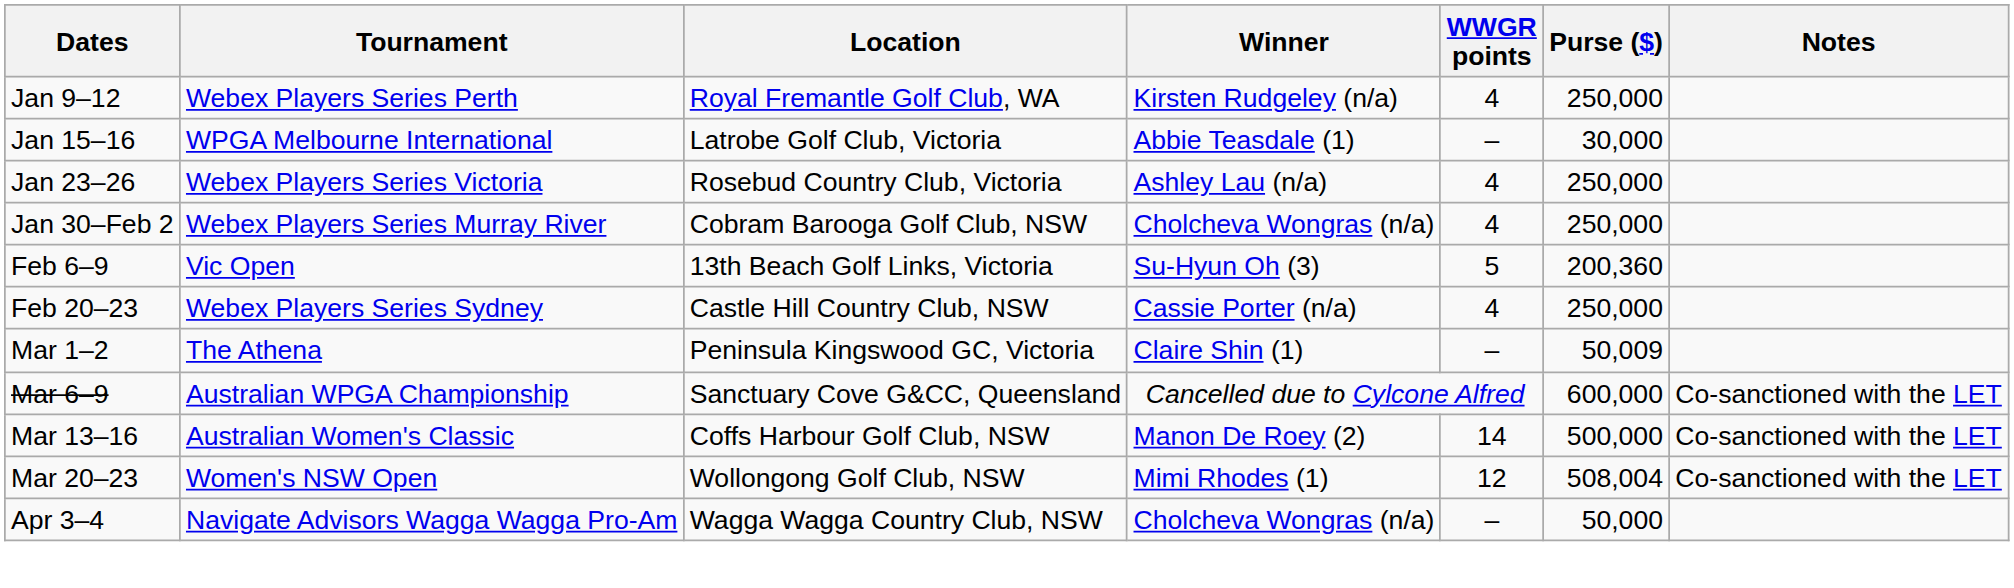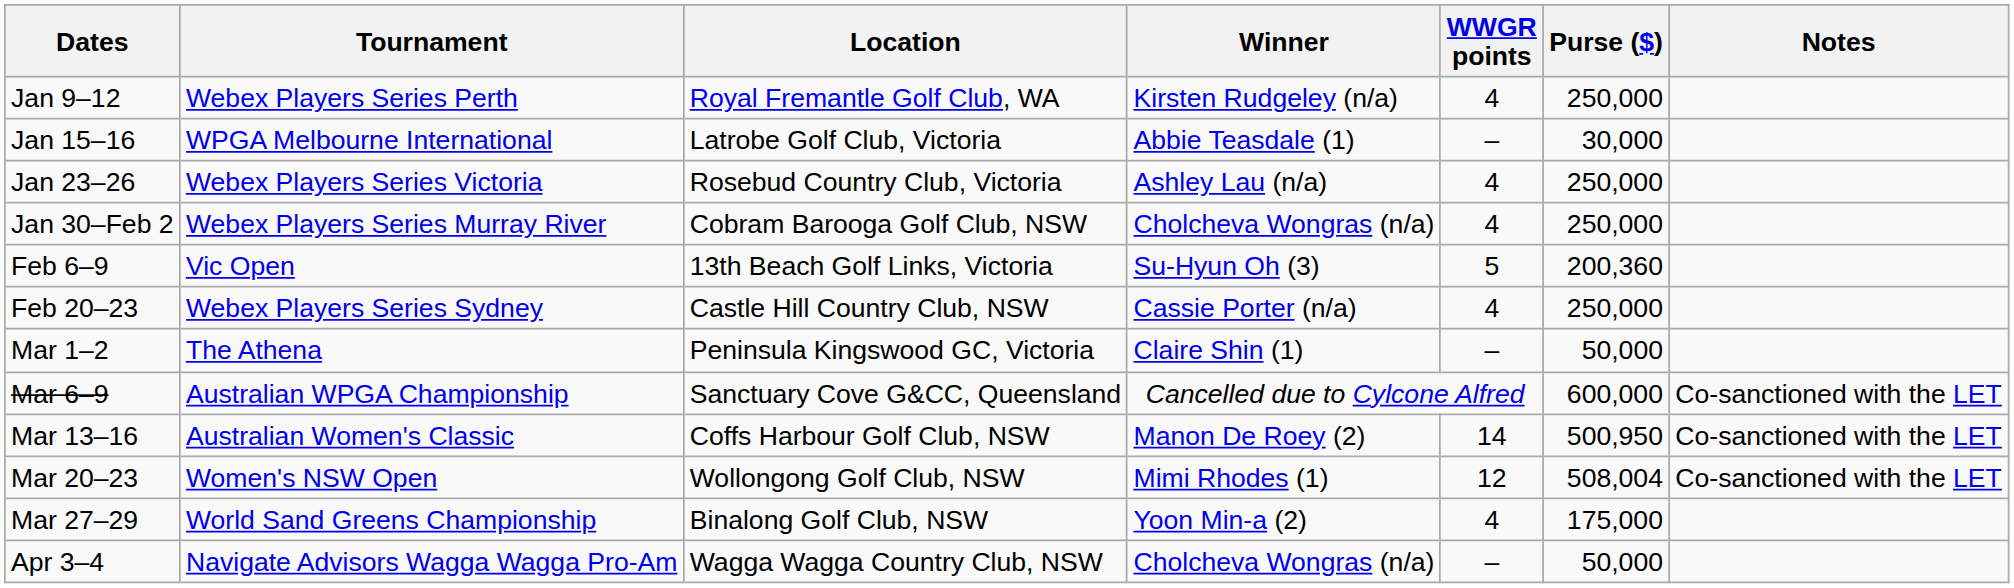(1622, 351) 50,009 -> (1622, 351) 50,000
(1615, 435) 500,000 -> (1615, 435) 500,950
+ row: (75, 519)
